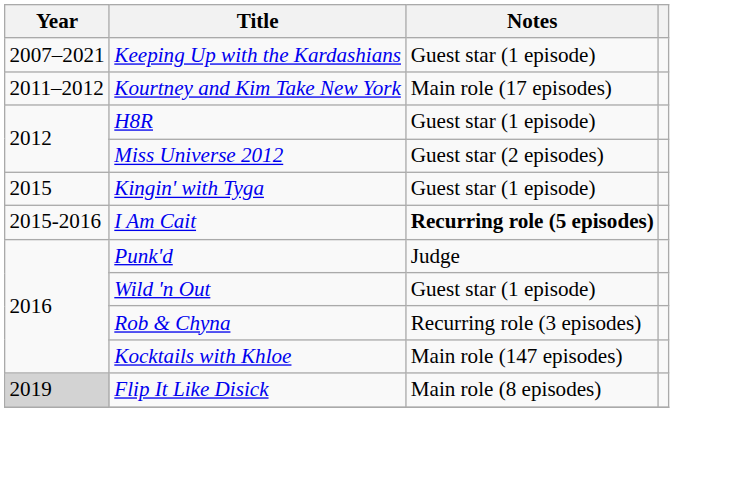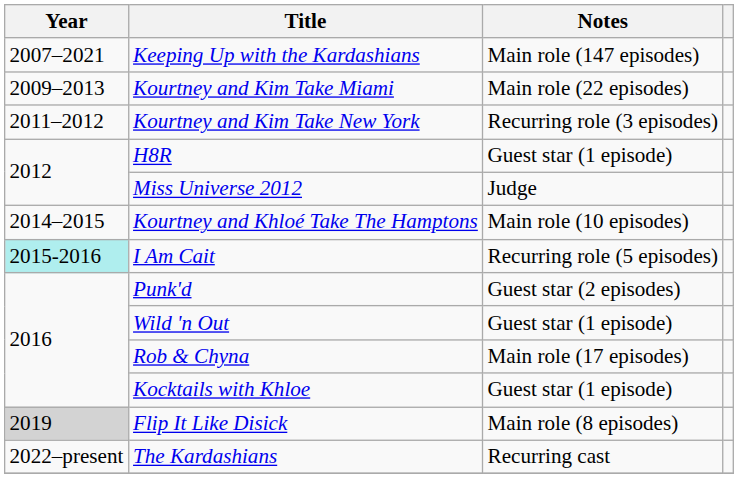(503, 54) Guest star (1 episode) -> (593, 54) Main role (147 episodes)
+ row: (263, 88)
(511, 88) Main role (17 episodes) -> (603, 121) Recurring role (3 episodes)
(507, 155) Guest star (2 episodes) -> (512, 188) Judge
+ row: (305, 222)
- row: (189, 188)
(55, 222) no background -> (55, 255) paleturquoise background
(532, 222) bold -> (603, 255) normal
(435, 255) Judge -> (584, 289) Guest star (2 episodes)
(526, 322) Recurring role (3 episodes) -> (588, 356) Main role (17 episodes)
(517, 356) Main role (147 episodes) -> (580, 389) Guest star (1 episode)
+ row: (205, 456)
